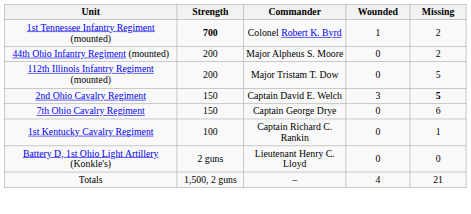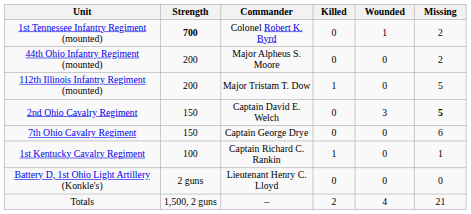+ column: (334, 12)
